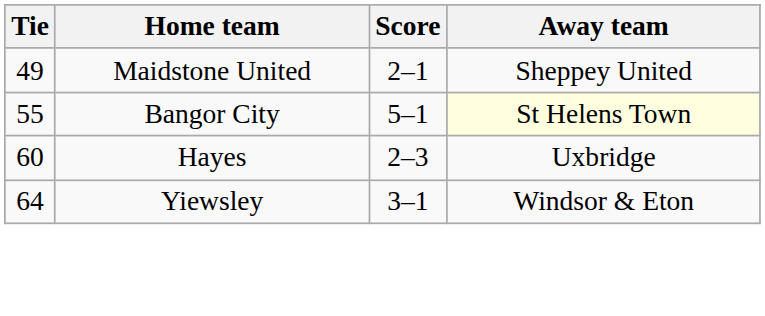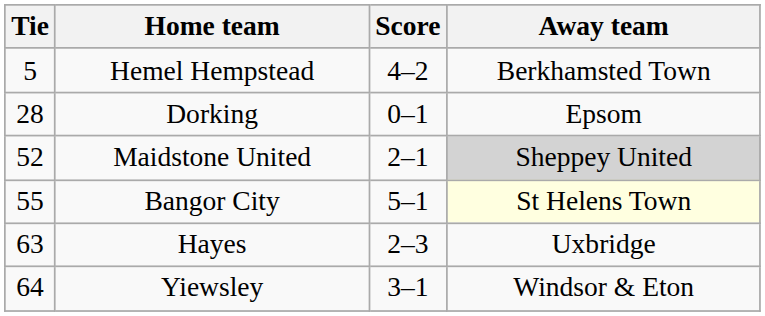+ row: (212, 69)
+ row: (212, 113)
(30, 69) 49 -> (30, 157) 52
(604, 69) no background -> (604, 157) lightgrey background
(30, 157) 60 -> (30, 244) 63
